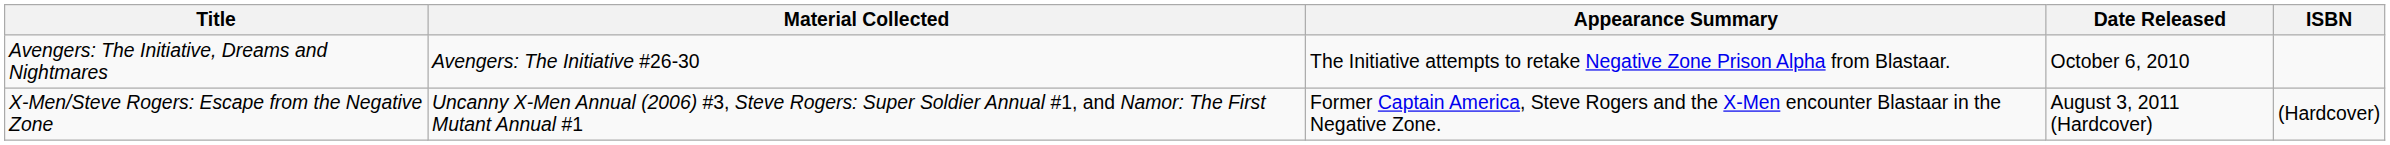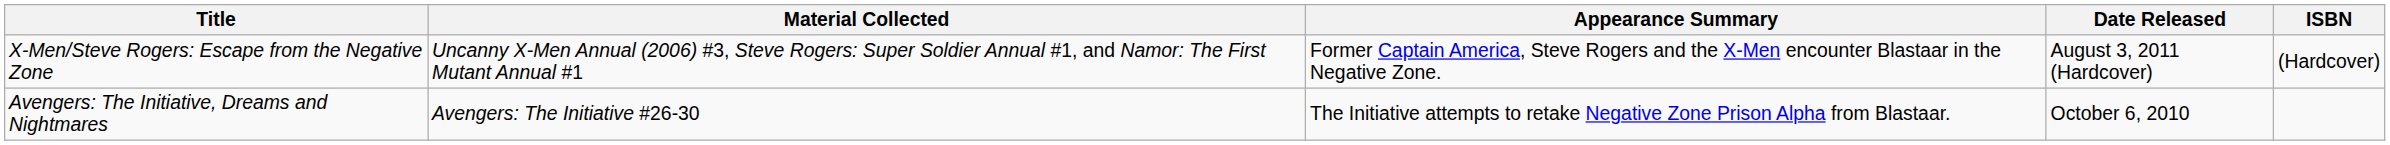rows swapped: (168, 61) <-> (216, 113)
